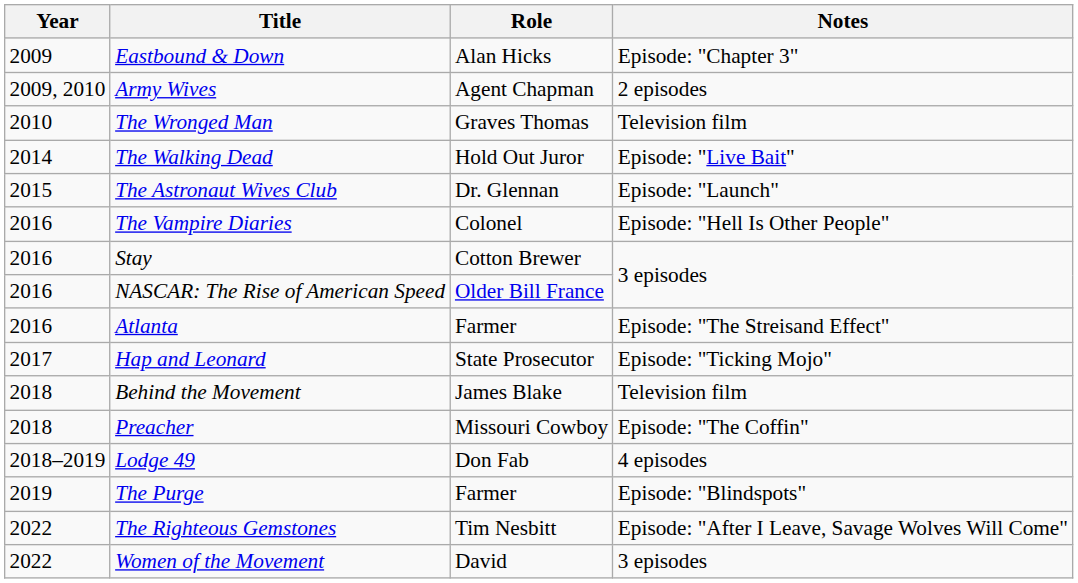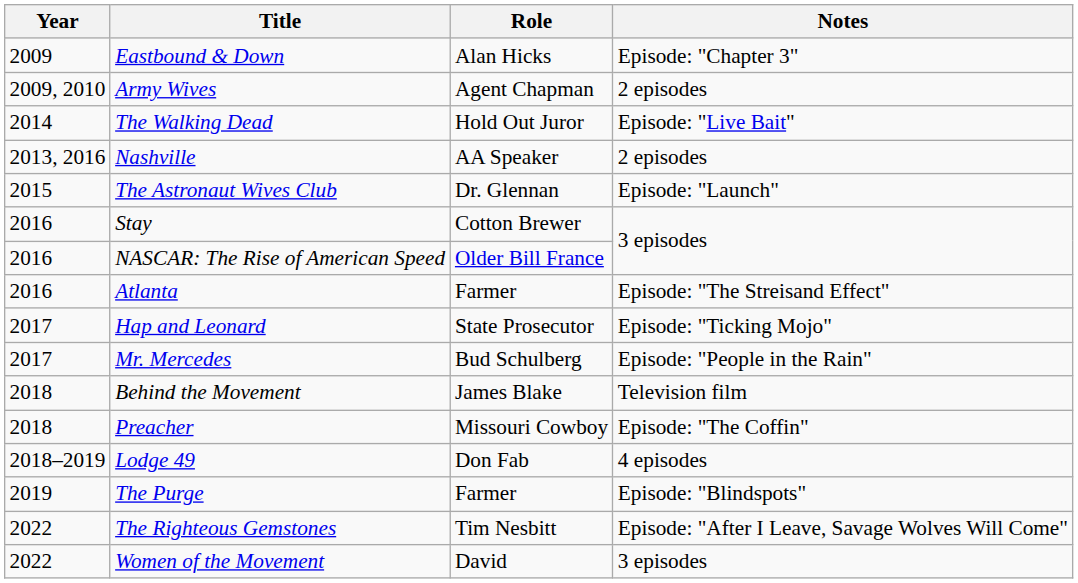- row: (194, 122)
+ row: (155, 156)
- row: (203, 223)
+ row: (173, 358)
